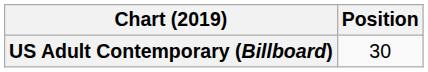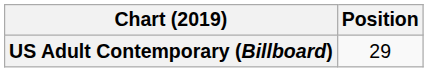(380, 50) 30 -> (380, 50) 29
